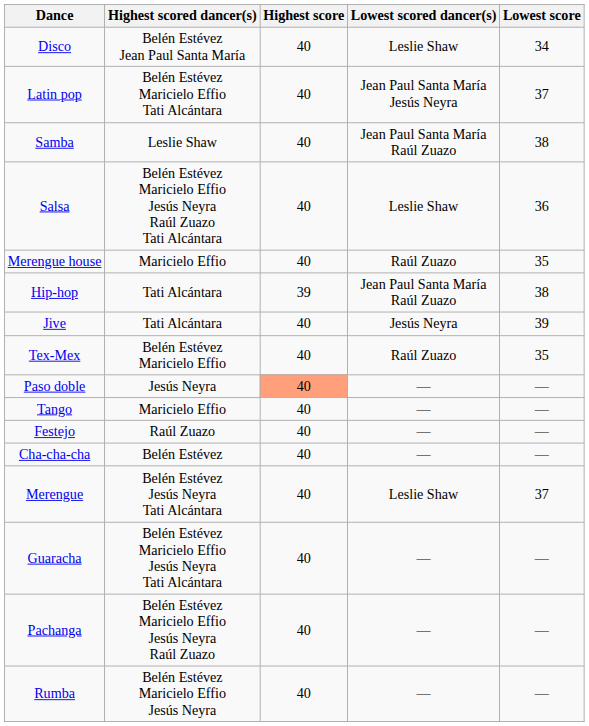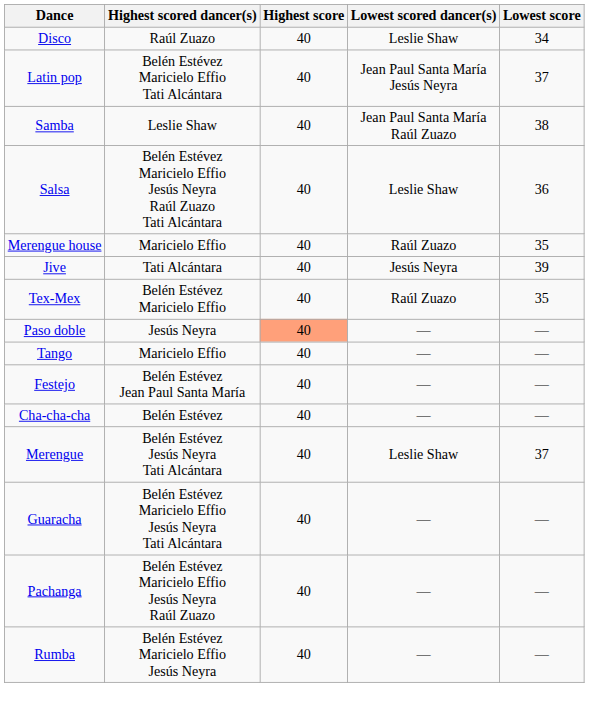(182, 46) Belén Estévez Jean Paul Santa María -> (182, 38) Raúl Zuazo
- row: (55, 292)
(182, 431) Raúl Zuazo -> (182, 383) Belén Estévez Jean Paul Santa María
